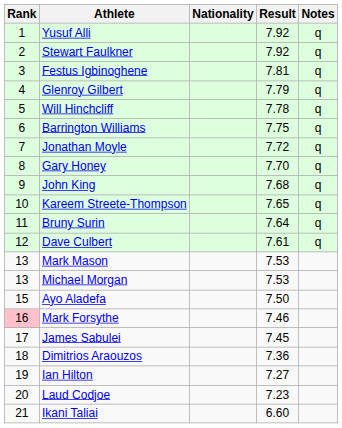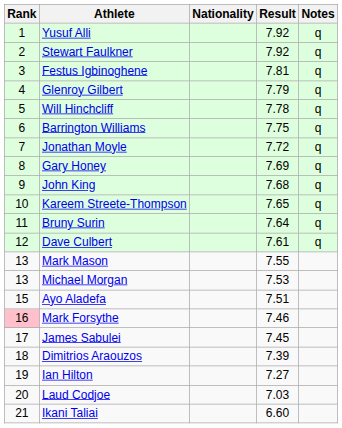(277, 166) 7.70 -> (277, 166) 7.69
(277, 261) 7.53 -> (277, 261) 7.55
(277, 299) 7.50 -> (277, 299) 7.51
(277, 356) 7.36 -> (277, 356) 7.39
(277, 394) 7.23 -> (277, 394) 7.03
